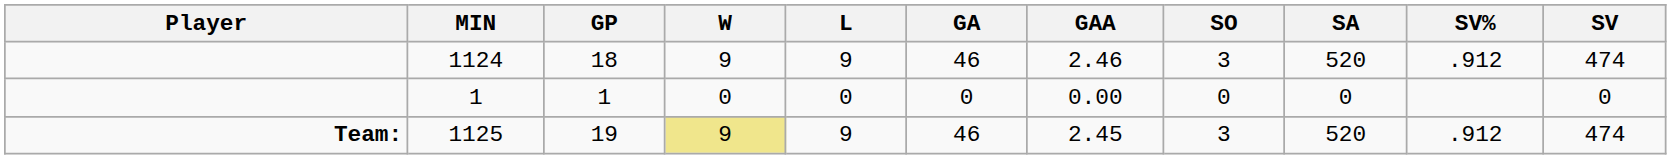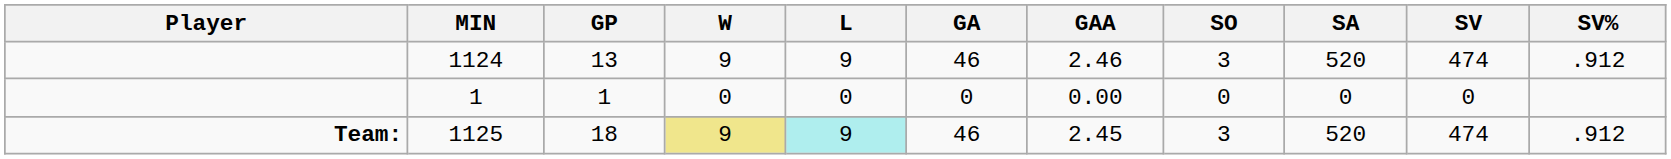columns swapped: (1605, 23) <-> (1475, 23)
(604, 60) 18 -> (604, 60) 13
(604, 135) 19 -> (604, 135) 18
(846, 135) no background -> (846, 135) paleturquoise background
